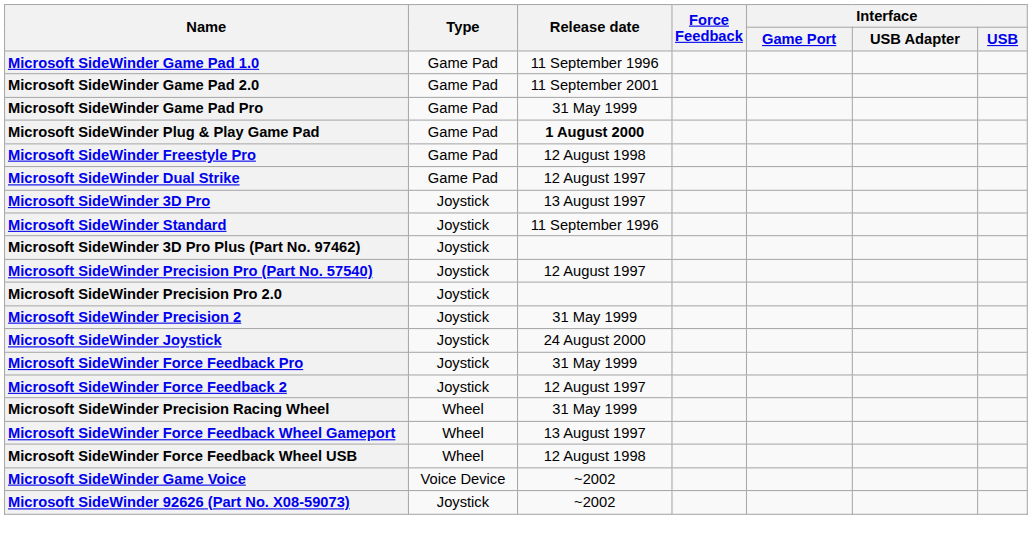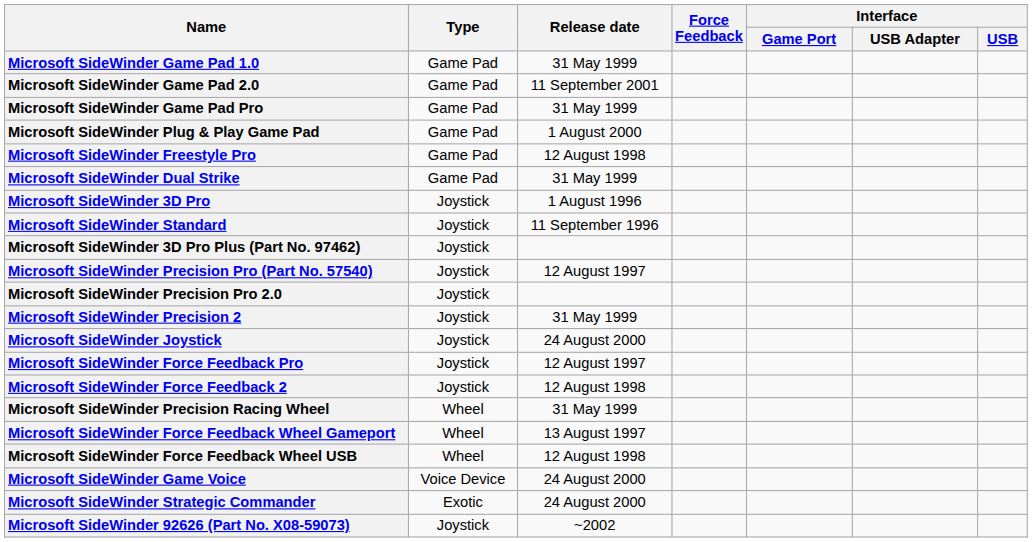(595, 62) 11 September 1996 -> (595, 62) 31 May 1999
(595, 131) bold -> (595, 131) normal
(595, 178) 12 August 1997 -> (595, 178) 31 May 1999
(595, 201) 13 August 1997 -> (595, 201) 1 August 1996
(595, 363) 31 May 1999 -> (595, 363) 12 August 1997
(595, 386) 12 August 1997 -> (595, 386) 12 August 1998
(595, 479) ~2002 -> (595, 479) 24 August 2000
+ row: (162, 502)
